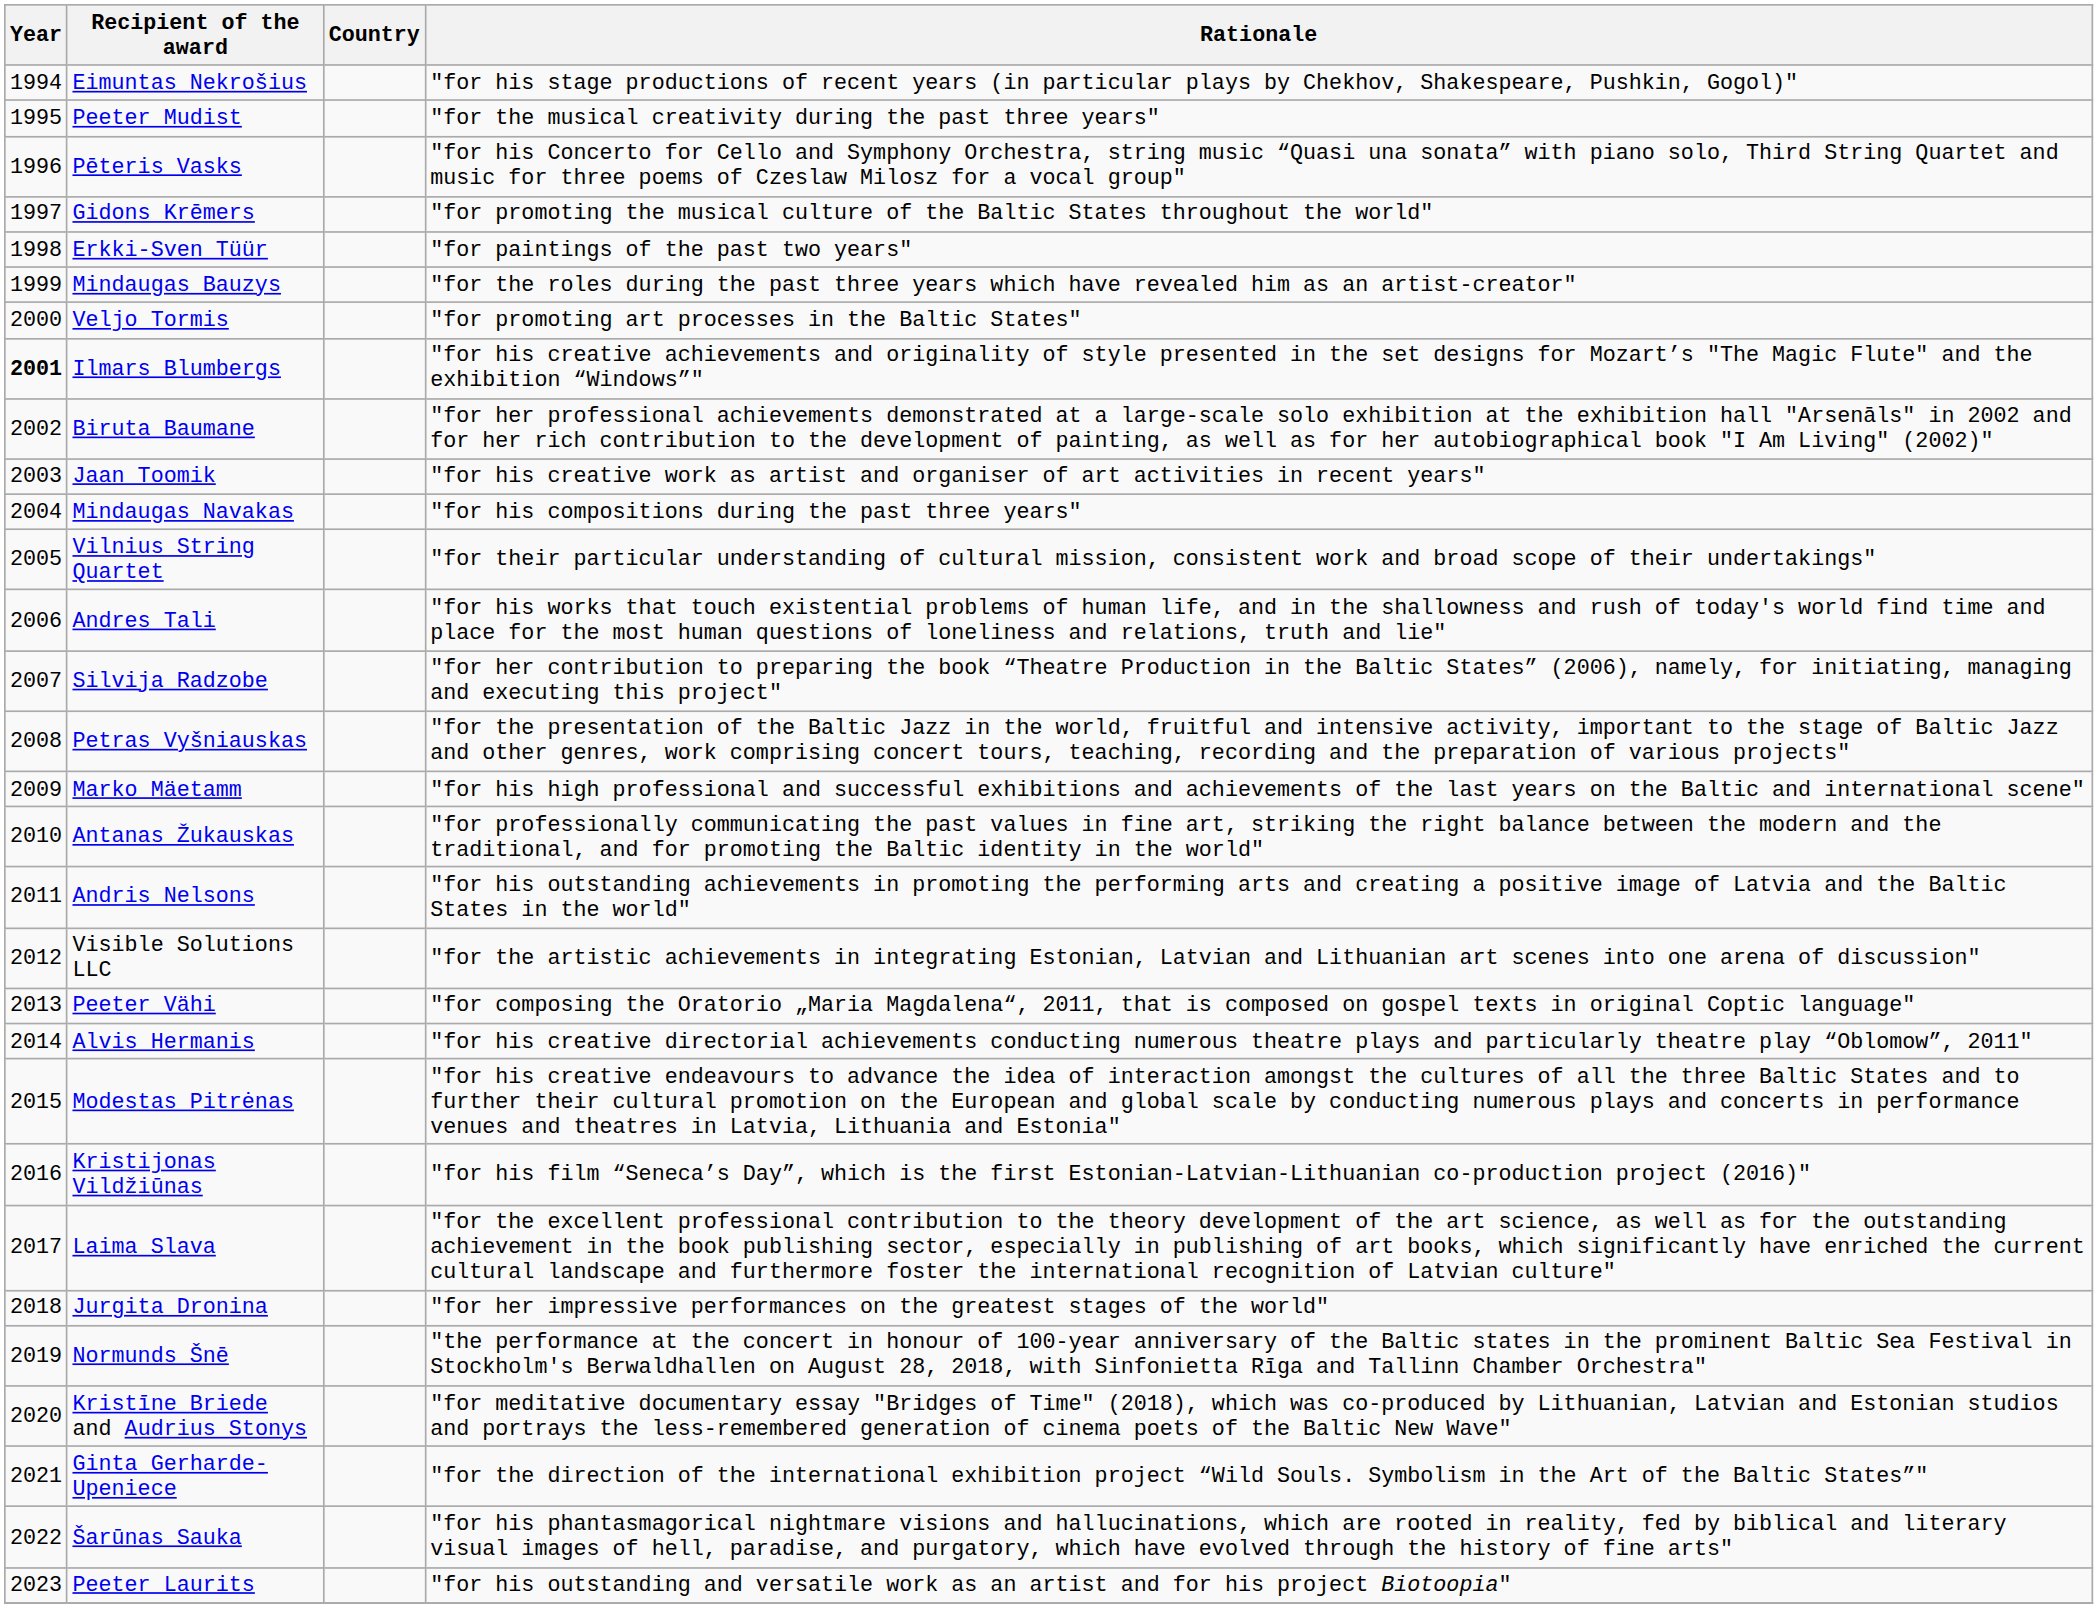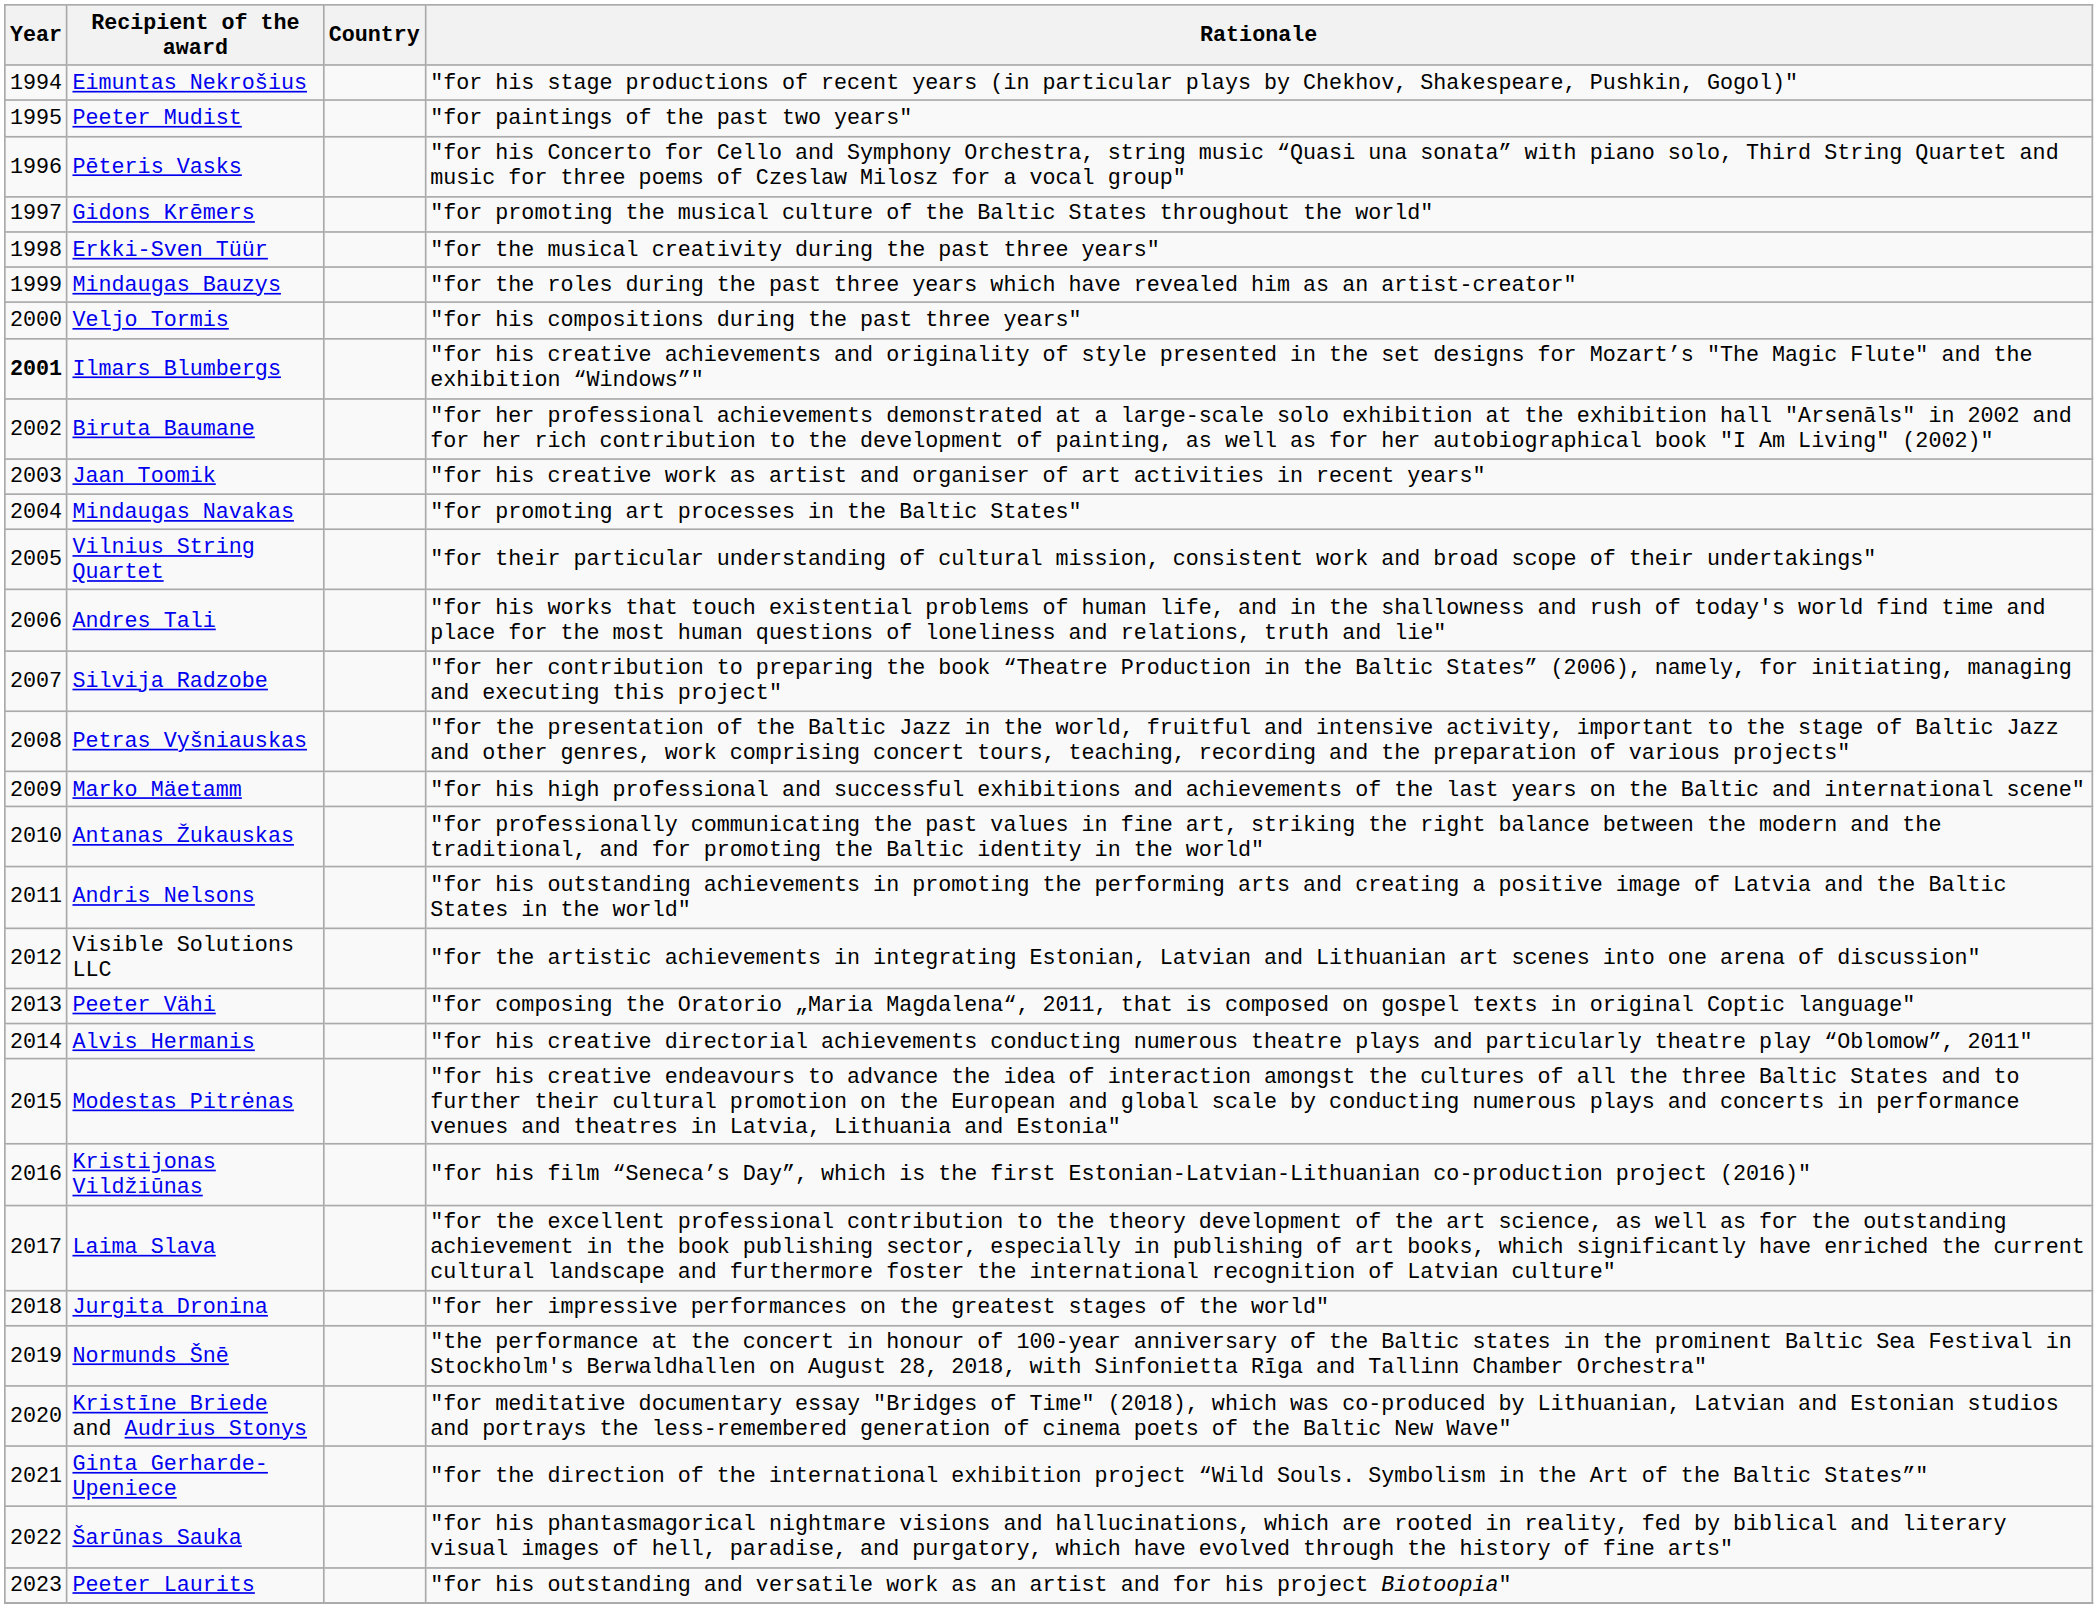(795, 118) "for the musical creativity during the past three years" -> (671, 118) "for paintings of the past two years"
(671, 250) "for paintings of the past two years" -> (795, 250) "for the musical creativity during the past three years"
(756, 320) "for promoting art processes in the Baltic States" -> (756, 320) "for his compositions during the past three years"
(756, 512) "for his compositions during the past three years" -> (756, 512) "for promoting art processes in the Baltic States"
